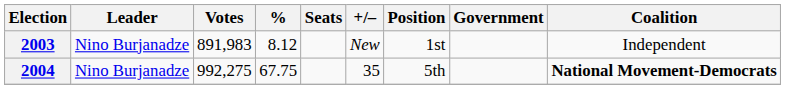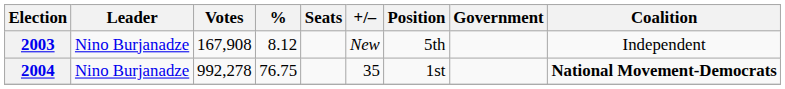(224, 44) 891,983 -> (224, 44) 167,908
(436, 44) 1st -> (435, 44) 5th
(224, 71) 992,275 -> (224, 71) 992,278
(278, 71) 67.75 -> (278, 71) 76.75
(435, 71) 5th -> (436, 71) 1st
